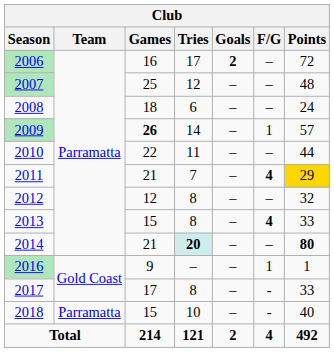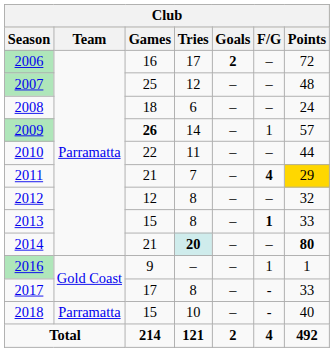(269, 221) 4 -> (269, 221) 1
